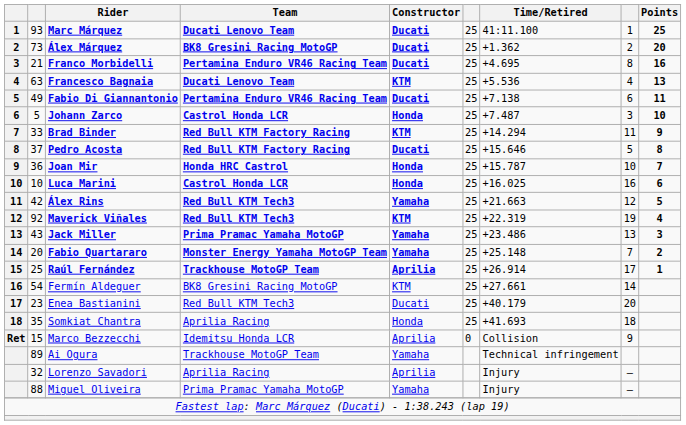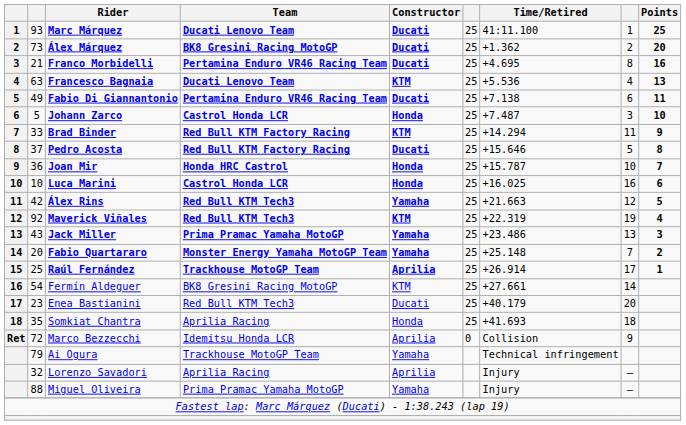(37, 338) 15 -> (37, 338) 72
(37, 355) 89 -> (37, 355) 79
